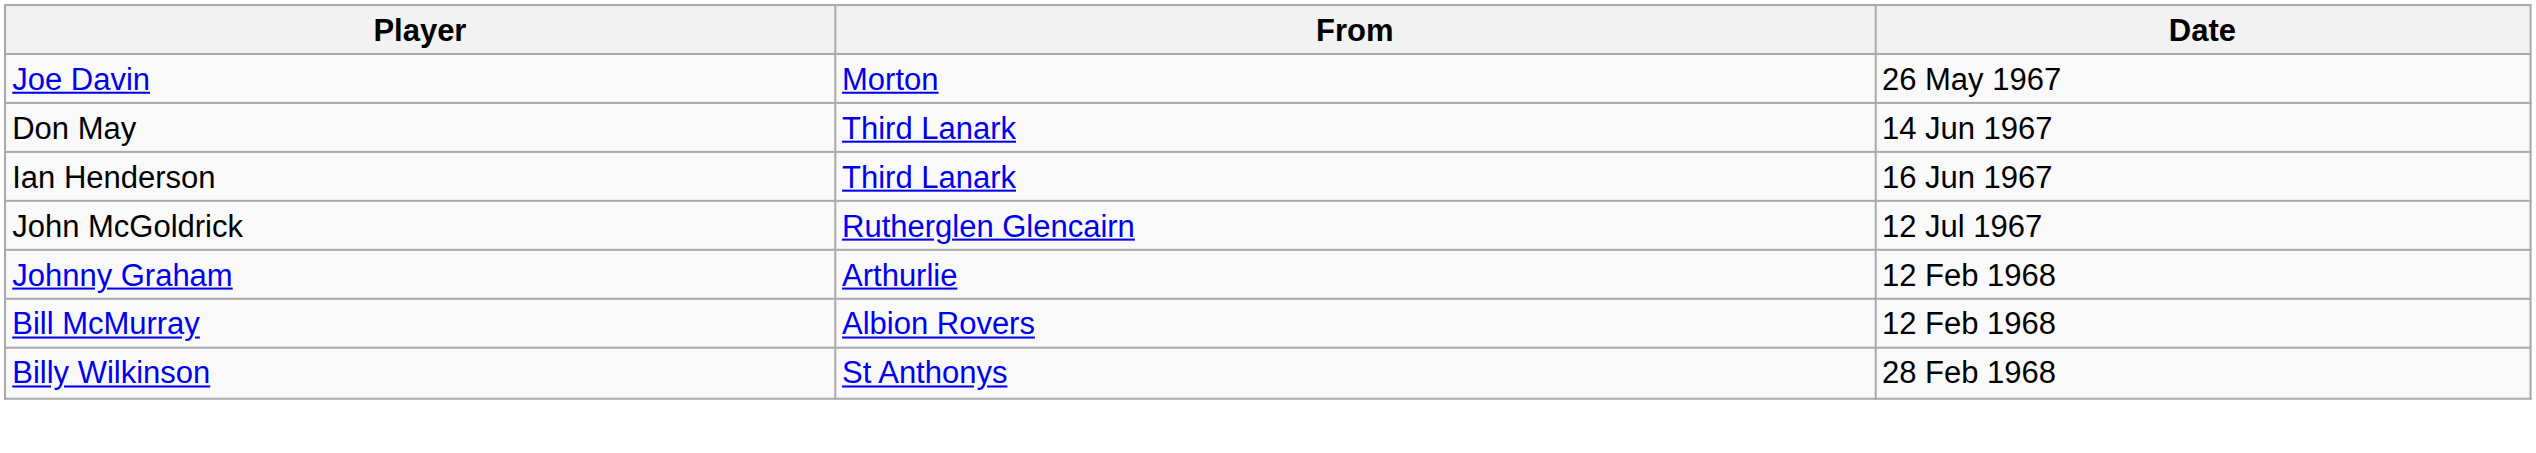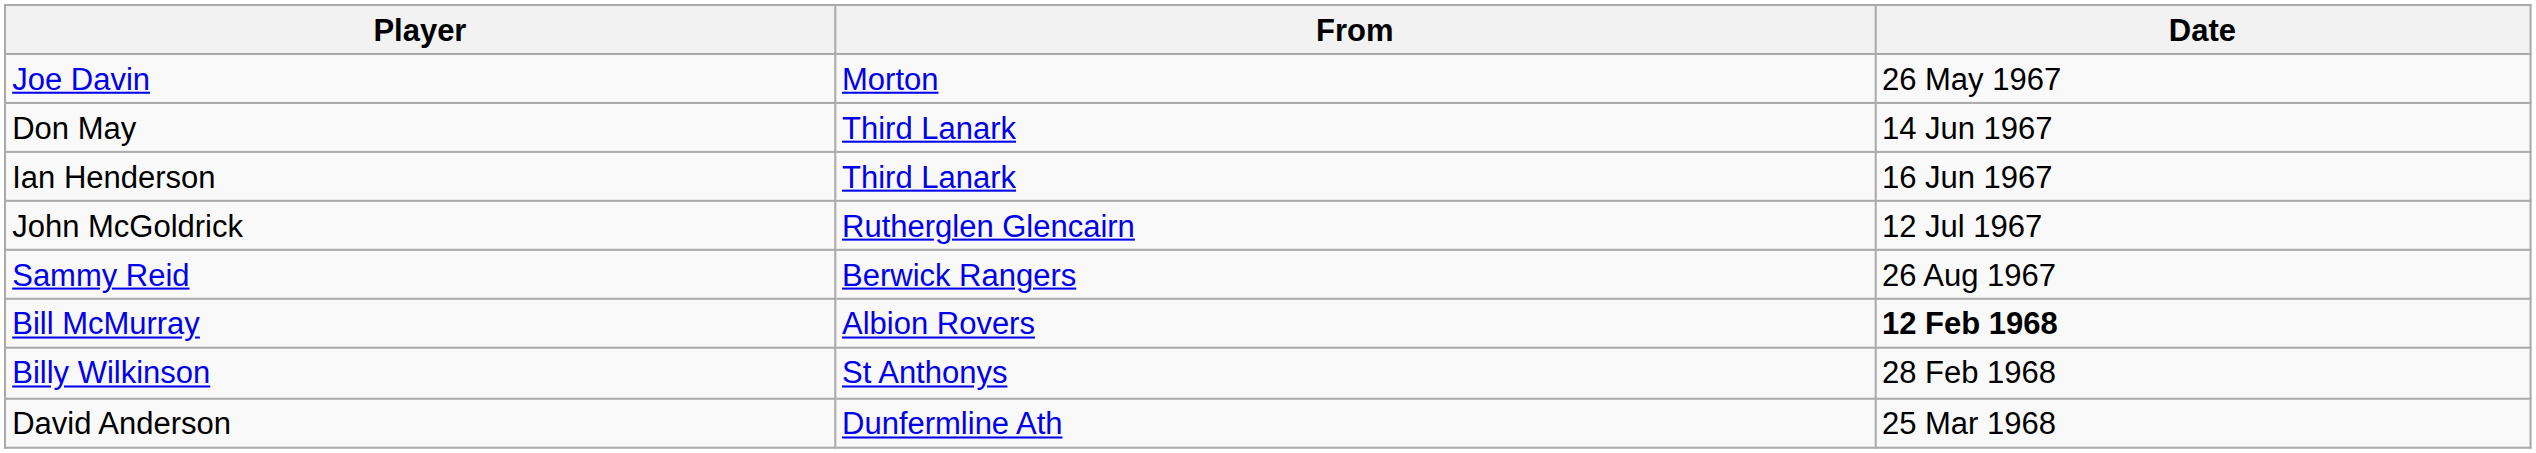+ row: (101, 275)
- row: (122, 275)
(1969, 324) normal -> (1970, 324) bold
+ row: (122, 422)
